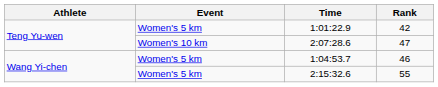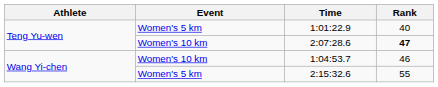(405, 28) 42 -> (405, 28) 40
(405, 43) normal -> (405, 43) bold
(170, 59) Women's 5 km -> (173, 59) Women's 10 km
